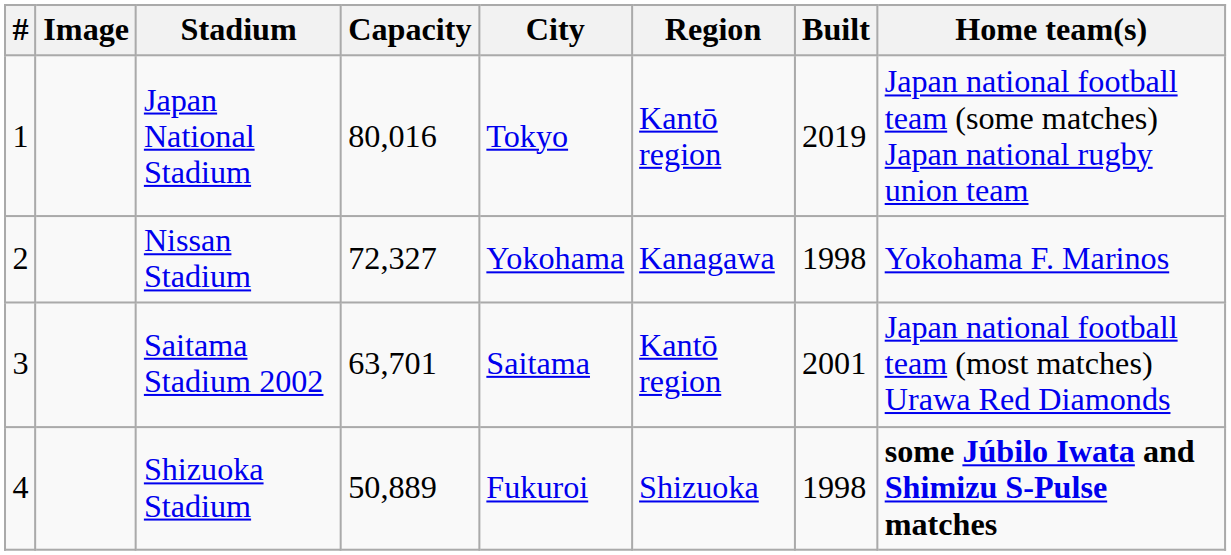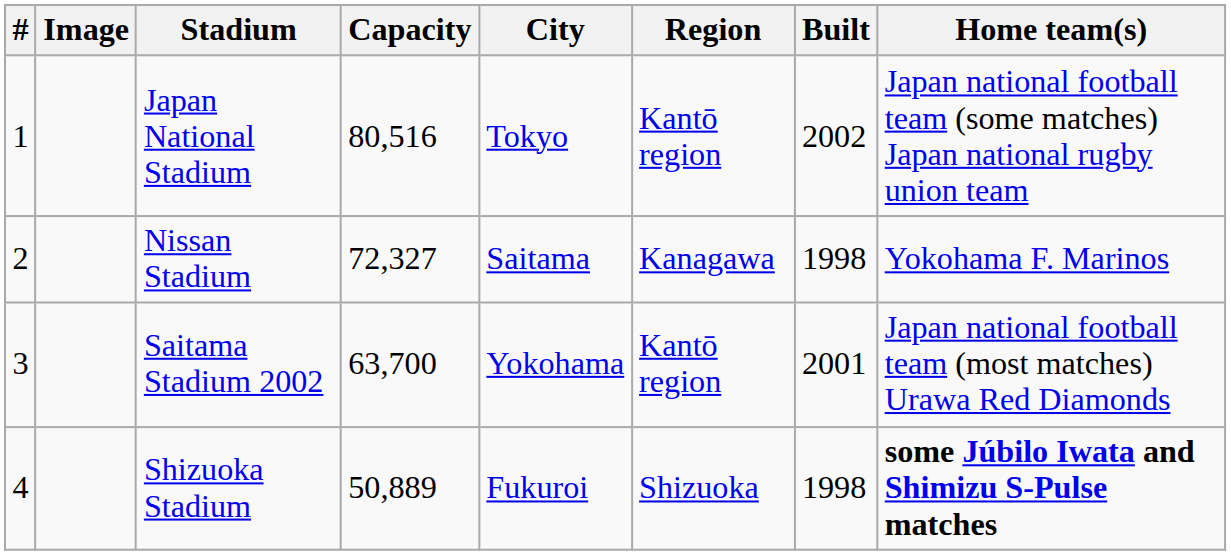(392, 135) 80,016 -> (392, 135) 80,516
(834, 135) 2019 -> (834, 135) 2002
(555, 258) Yokohama -> (538, 258) Saitama
(392, 363) 63,701 -> (392, 363) 63,700
(538, 363) Saitama -> (555, 363) Yokohama
